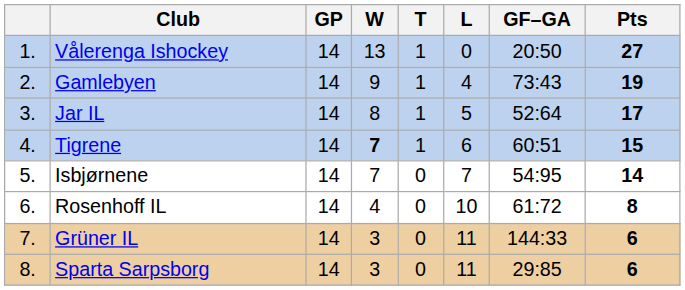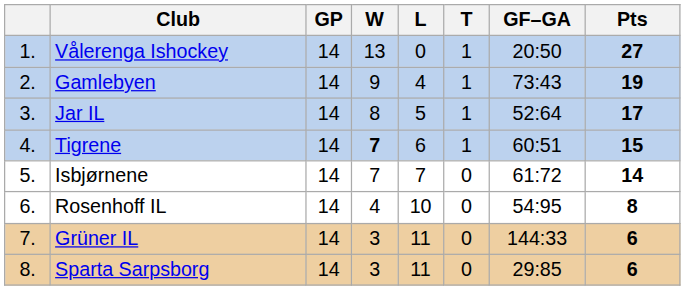columns swapped: (421, 20) <-> (467, 20)
(537, 176) 54:95 -> (537, 176) 61:72
(537, 207) 61:72 -> (537, 207) 54:95
